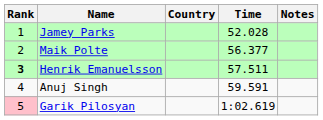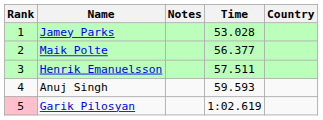columns swapped: (192, 14) <-> (298, 14)
(248, 32) 52.028 -> (234, 32) 53.028
(21, 69) bold -> (21, 69) normal
(248, 87) 59.591 -> (234, 87) 59.593
